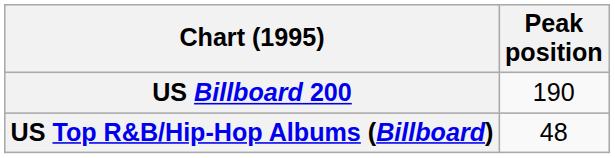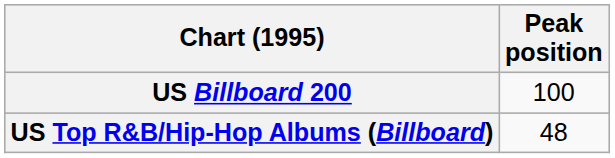(554, 92) 190 -> (554, 92) 100
